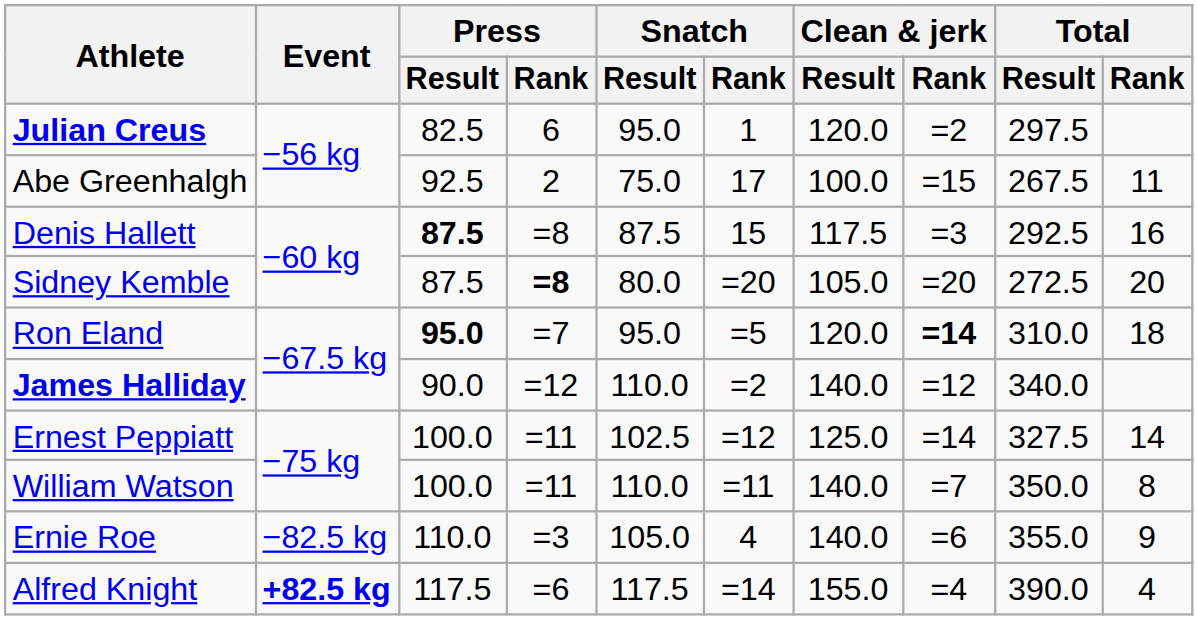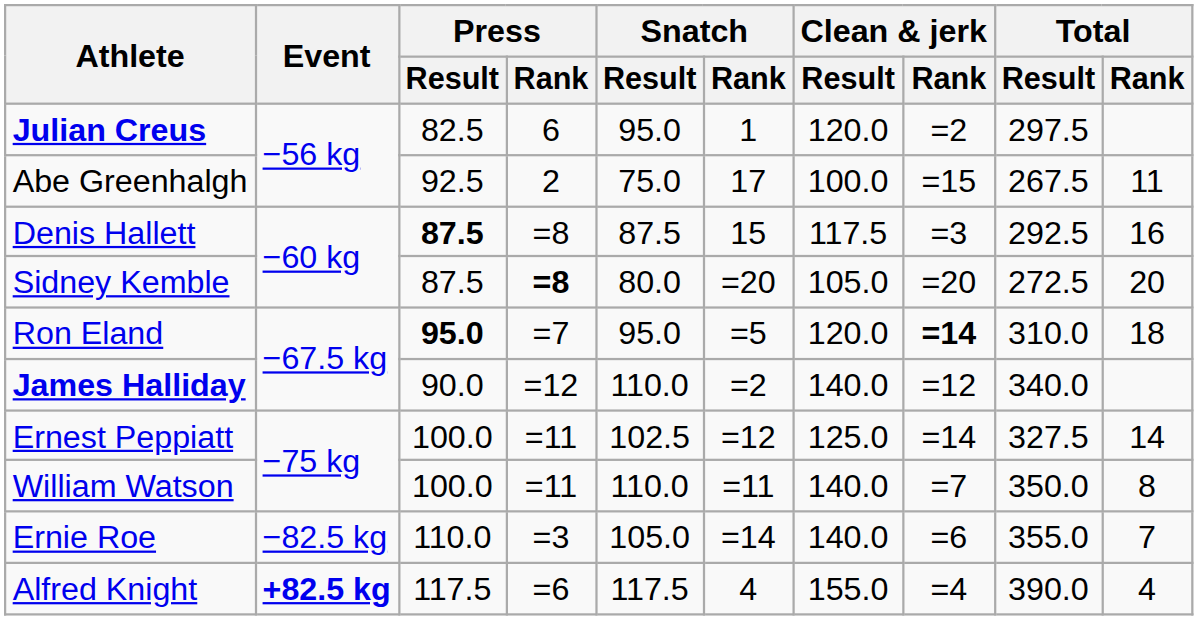(748, 538) 4 -> (748, 538) =14
(1147, 538) 9 -> (1147, 538) 7
(748, 589) =14 -> (748, 589) 4
